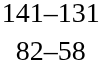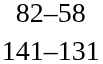rows swapped: (51, 51) <-> (51, 12)
